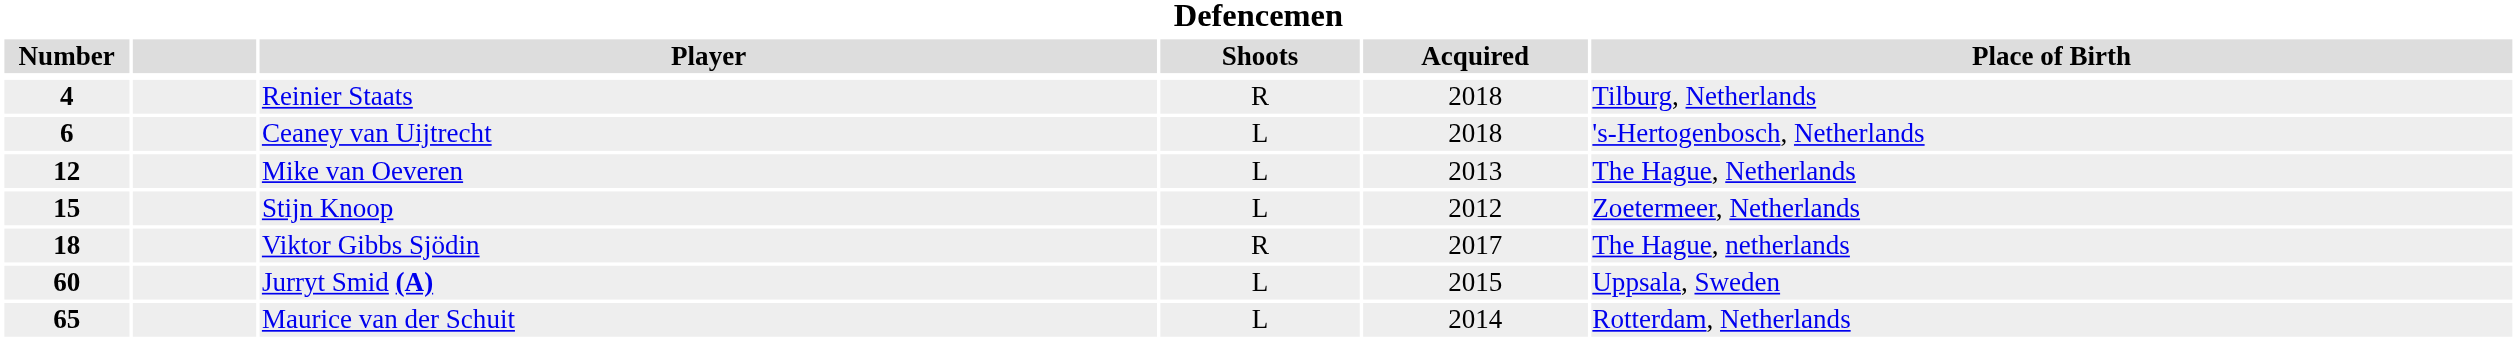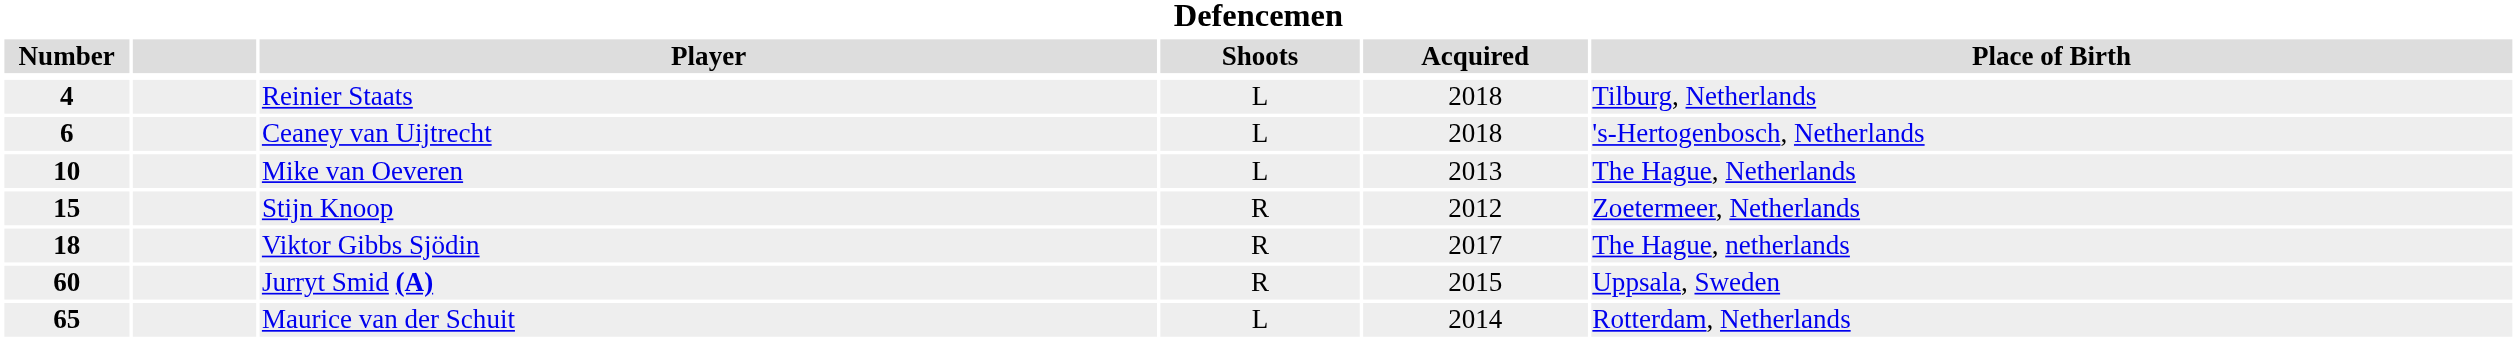(1260, 96) R -> (1260, 96) L
(67, 170) 12 -> (67, 170) 10
(1260, 207) L -> (1260, 207) R
(1260, 282) L -> (1260, 282) R
